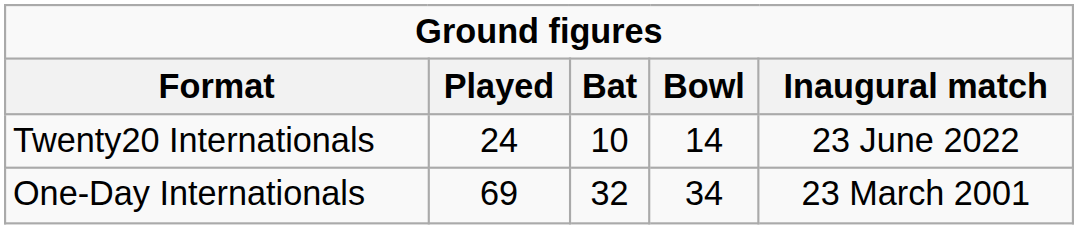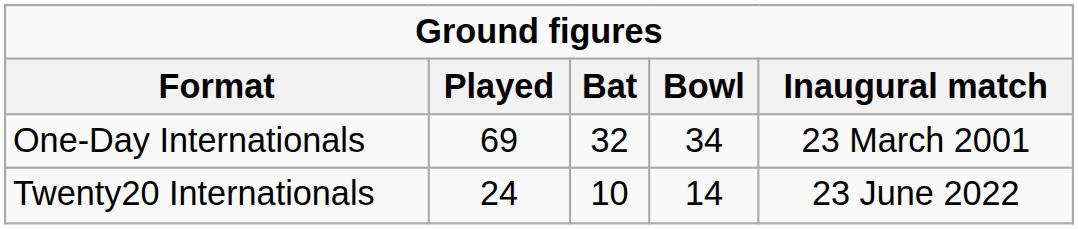rows swapped: (189, 194) <-> (194, 140)
